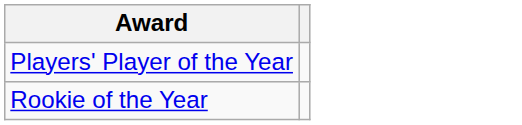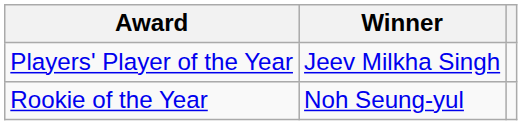+ column: (402, 23)
